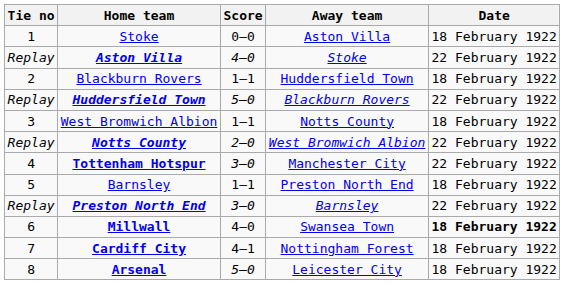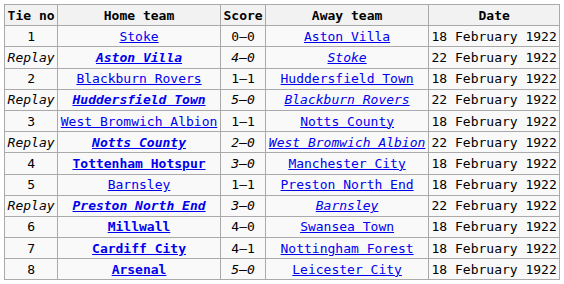(494, 163) 22 February 1922 -> (494, 163) 18 February 1922
(494, 227) bold -> (494, 227) normal
